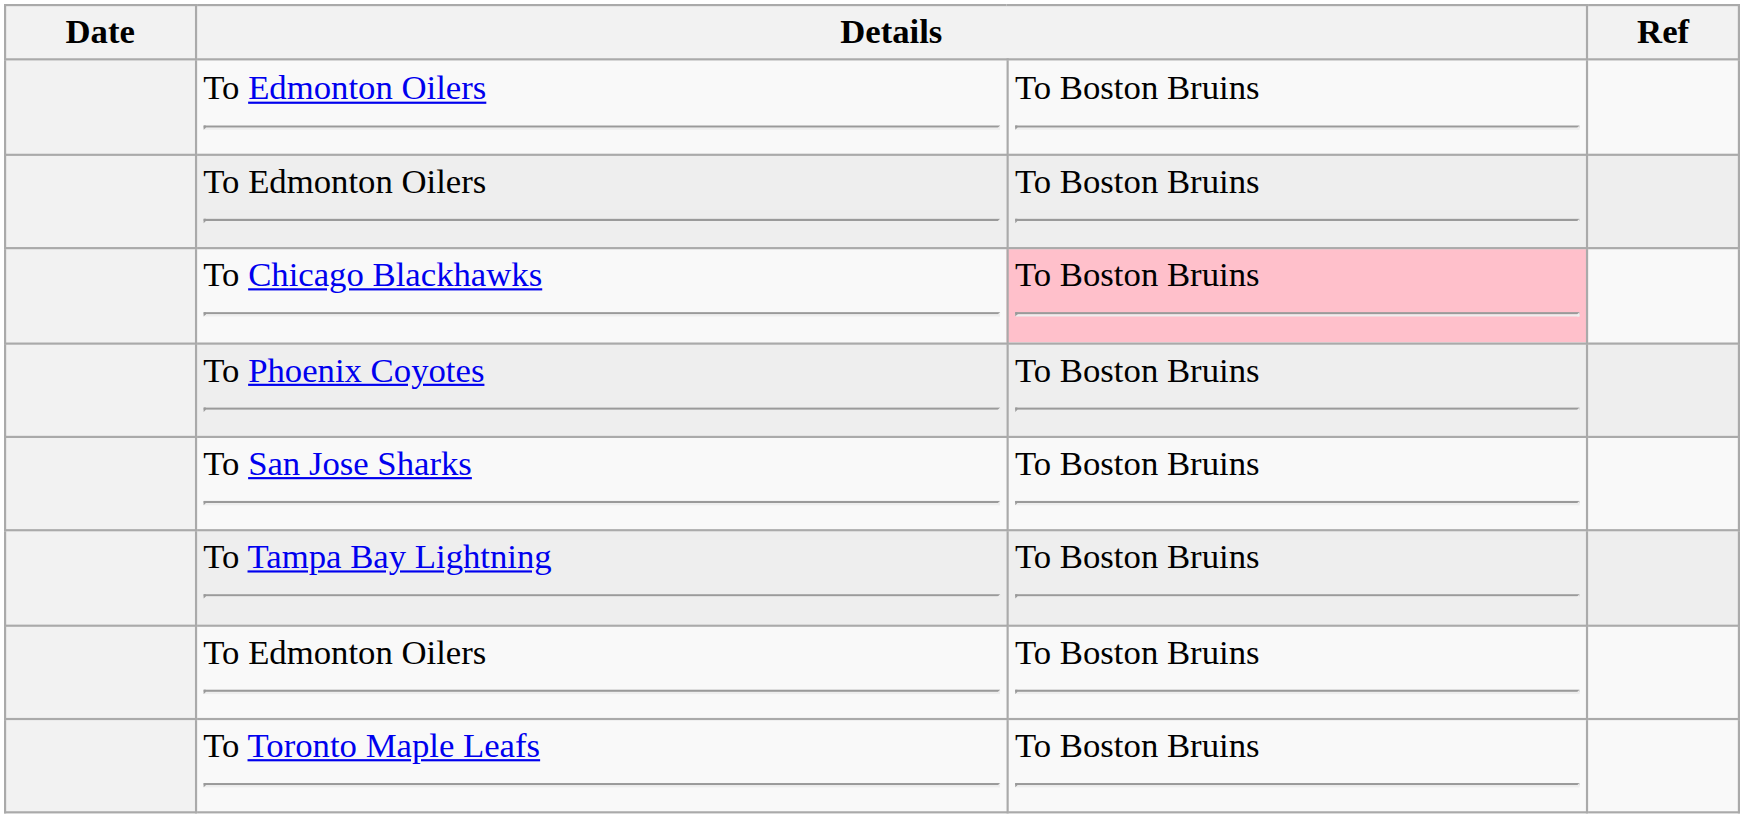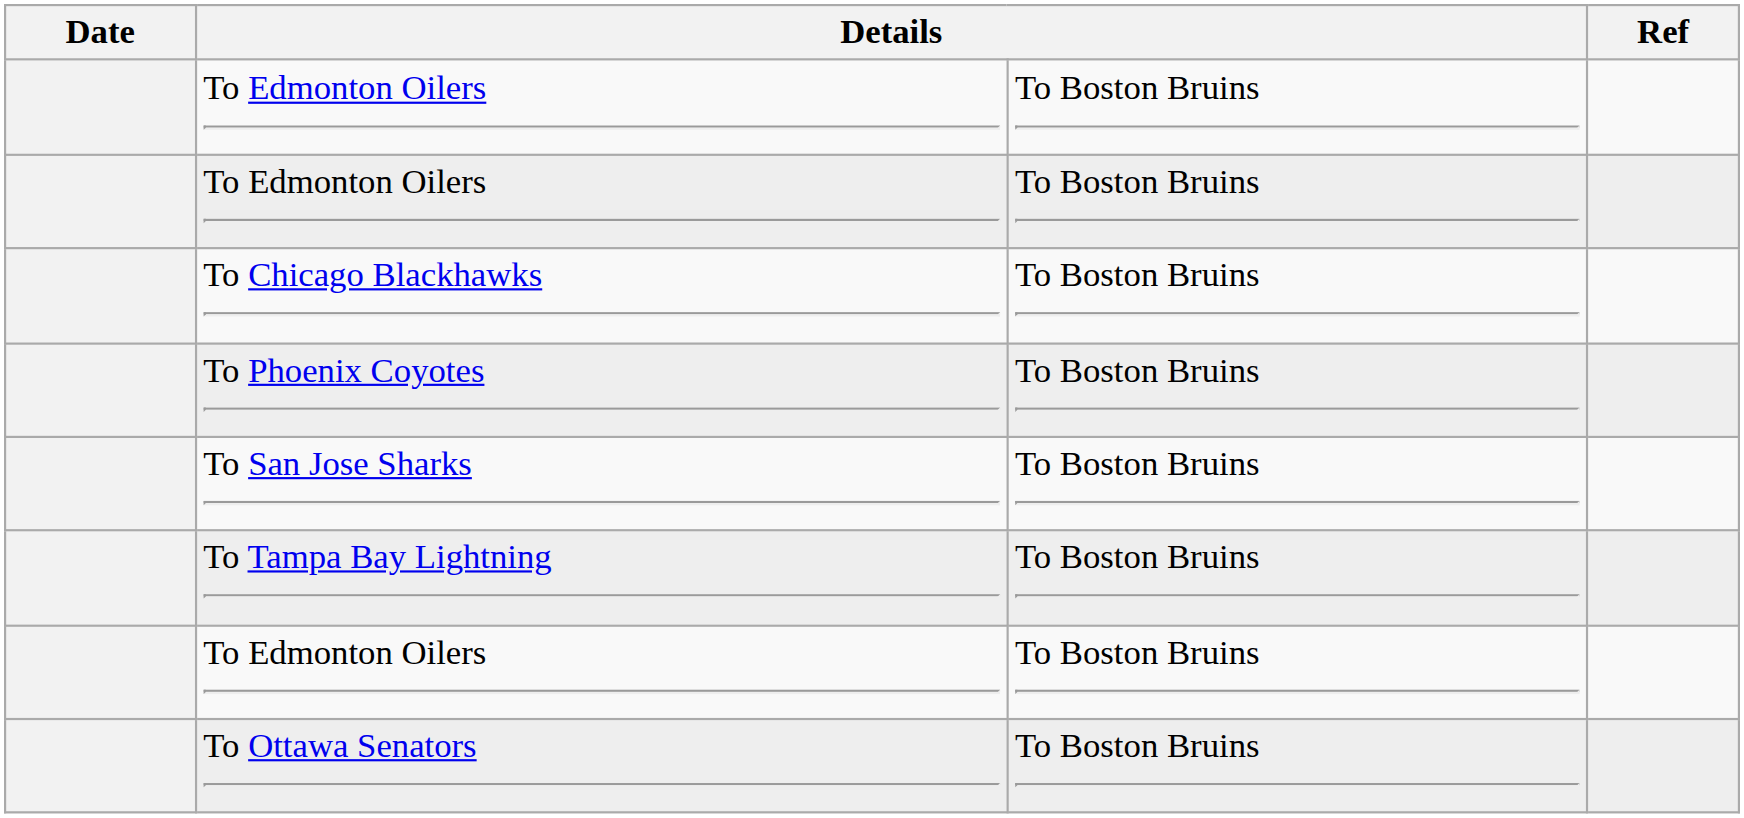(1297, 287) pink background -> (1297, 287) no background
+ row: (100, 766)
- row: (100, 766)
